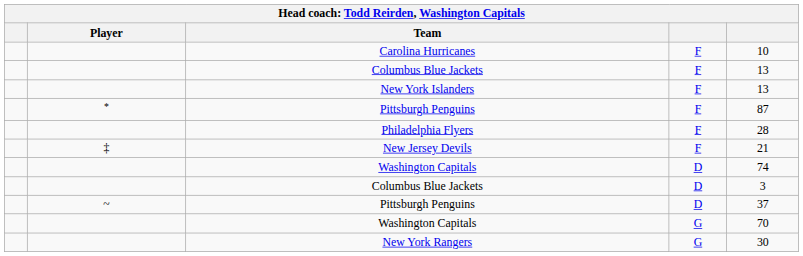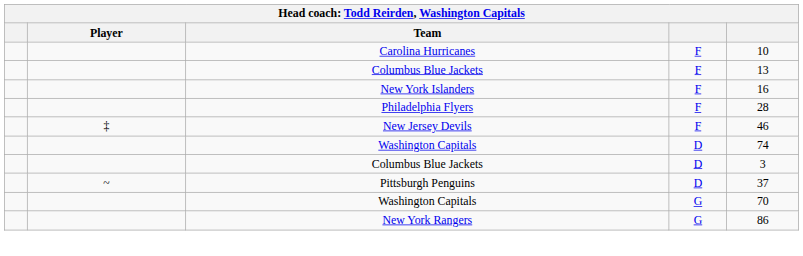(763, 88) 13 -> (763, 88) 16
- row: (427, 109)
(763, 148) 21 -> (763, 126) 46
(763, 242) 30 -> (763, 220) 86
